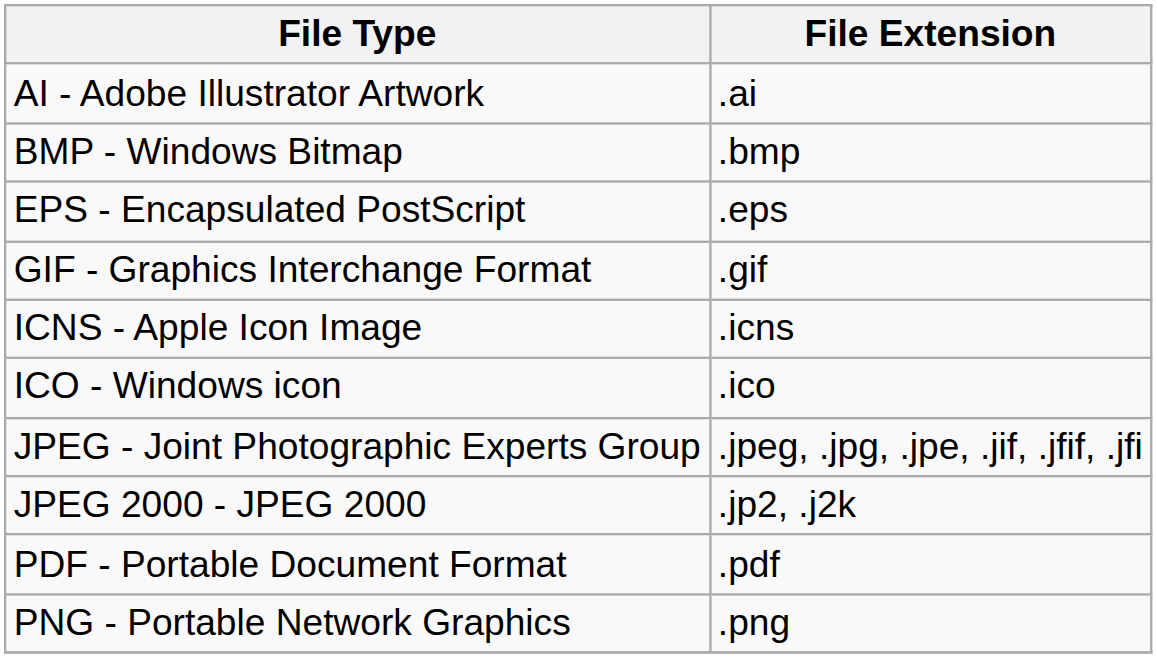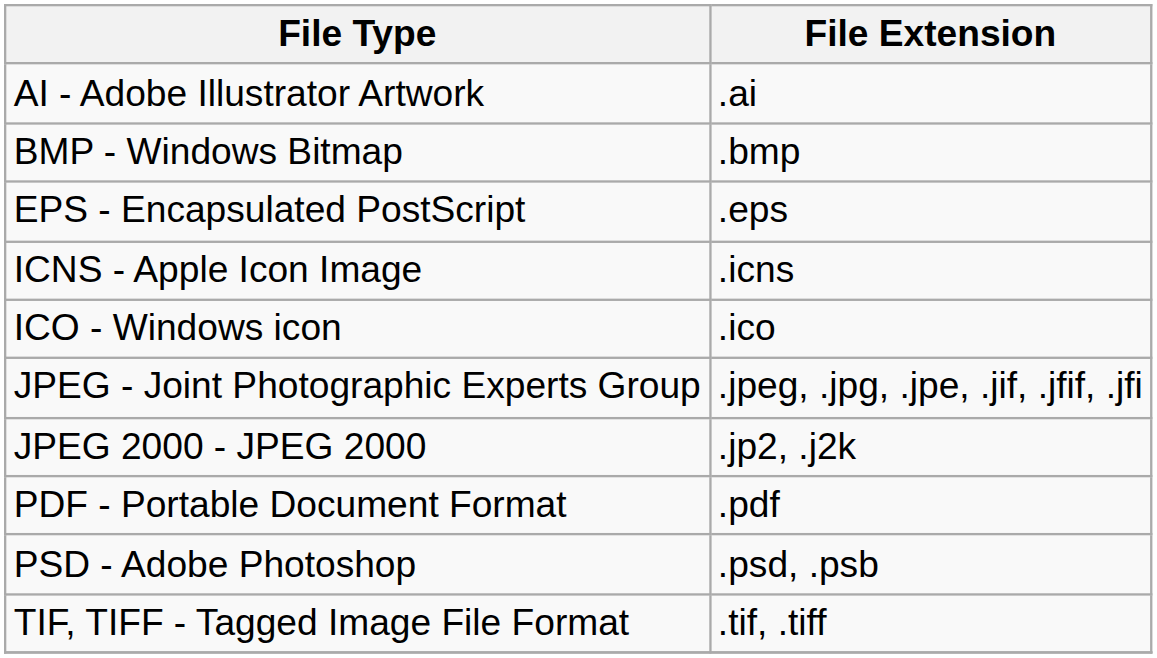- row: (303, 269)
- row: (292, 622)
+ row: (215, 563)
+ row: (321, 622)
